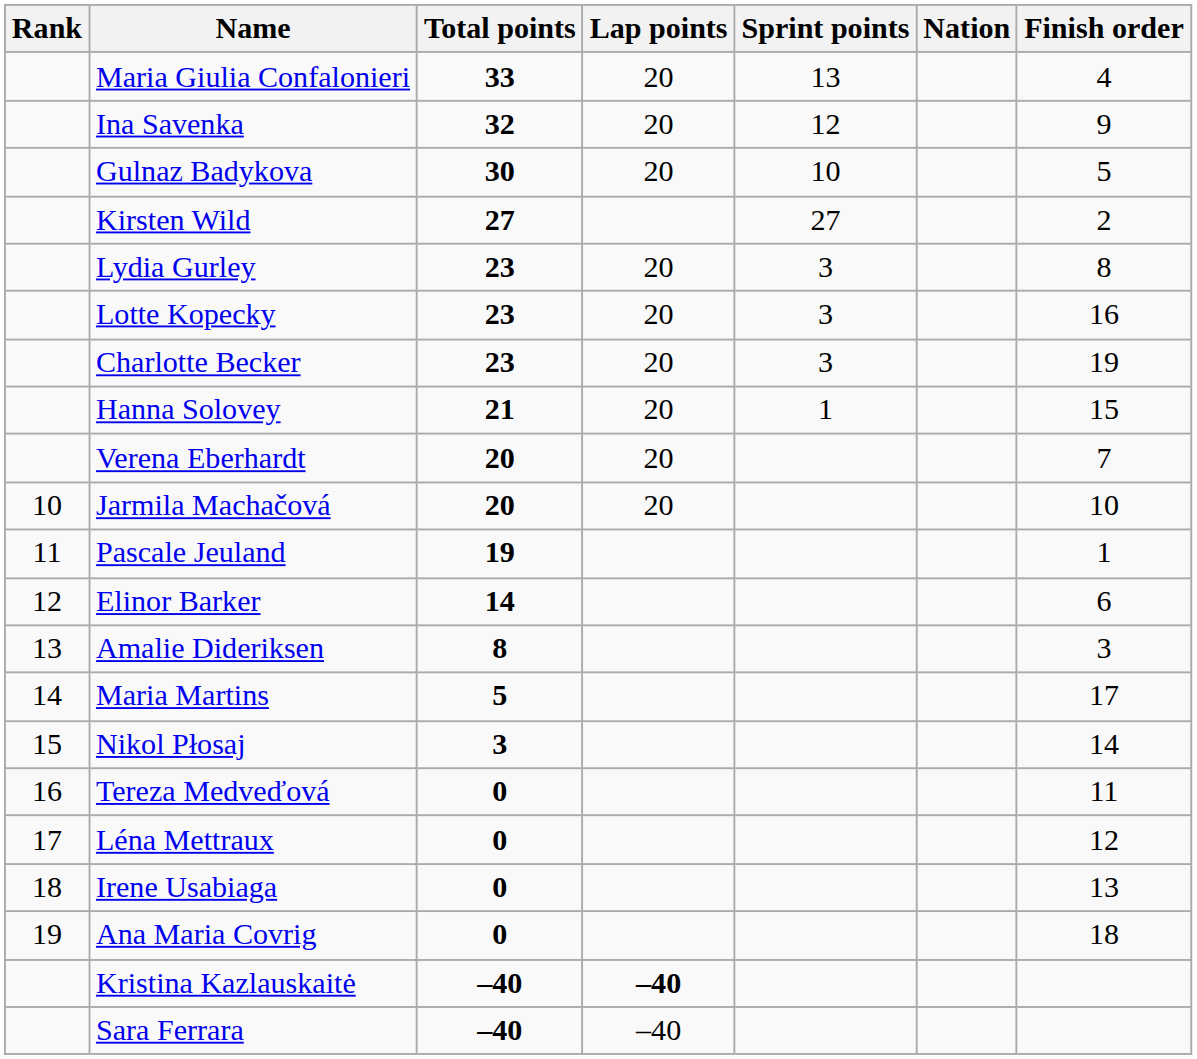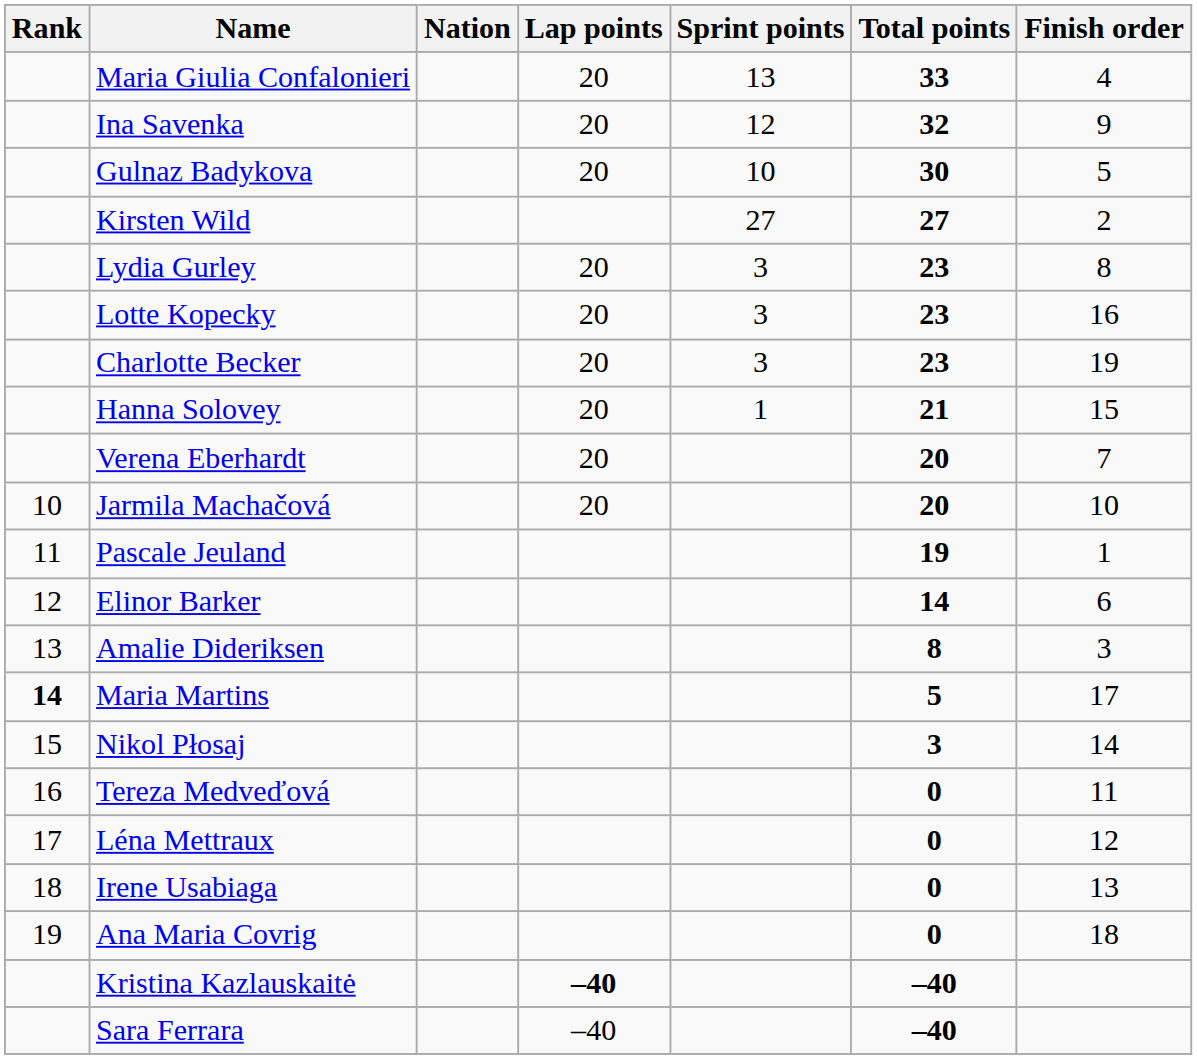columns swapped: (967, 28) <-> (500, 28)
(47, 696) normal -> (47, 696) bold
